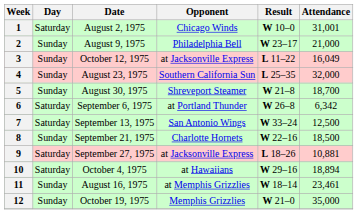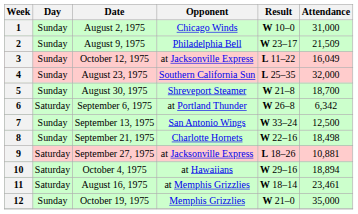(52, 28) Saturday -> (52, 28) Sunday
(326, 28) 31,001 -> (326, 28) 31,000
(326, 43) 21,000 -> (326, 43) 21,509
(52, 122) Saturday -> (52, 122) Sunday
(326, 138) 18,500 -> (326, 138) 18,498
(52, 185) Sunday -> (52, 185) Saturday
